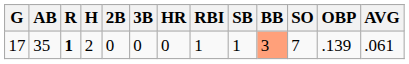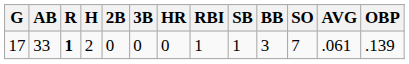columns swapped: (382, 17) <-> (339, 17)
(42, 44) 35 -> (42, 44) 33
(265, 44) lightsalmon background -> (265, 44) no background
